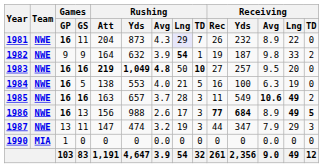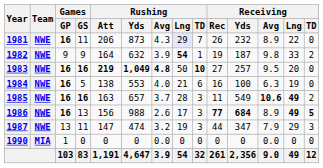(106, 40) 204 -> (106, 40) 206
(200, 84) 5 -> (200, 84) 6
